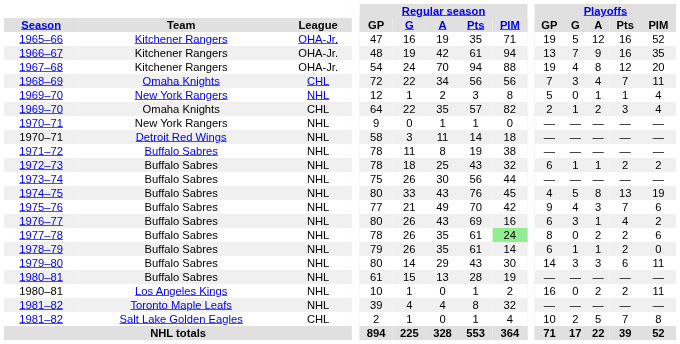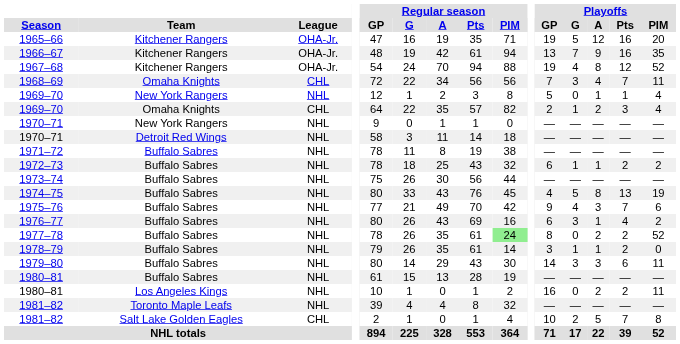(658, 39) 52 -> (658, 39) 20
(658, 67) 20 -> (658, 67) 52
(658, 235) 6 -> (658, 235) 52
(549, 249) 6 -> (549, 249) 3
